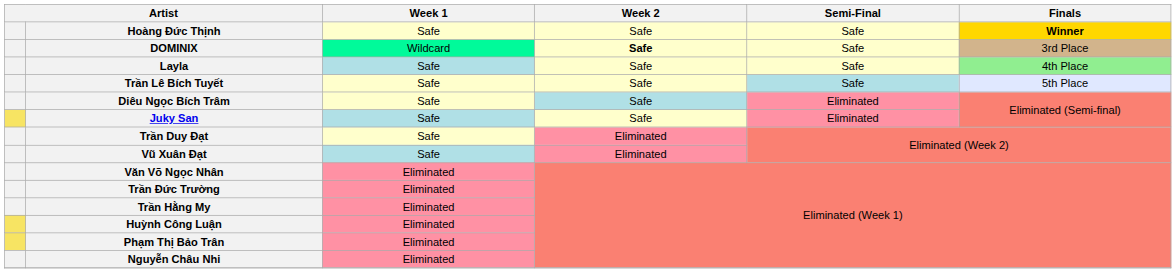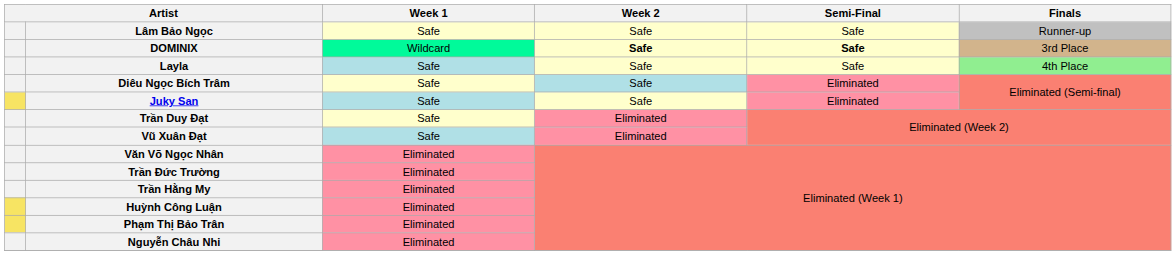- row: (174, 31)
+ row: (174, 31)
(853, 48) normal -> (853, 48) bold
- row: (174, 84)
